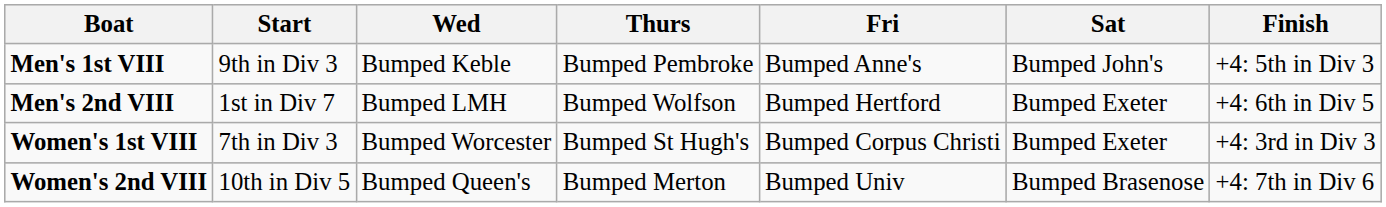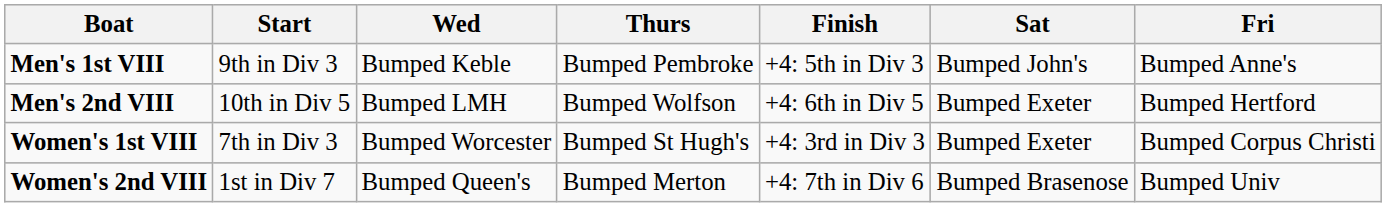columns swapped: (883, 24) <-> (1296, 24)
(277, 102) 1st in Div 7 -> (284, 102) 10th in Div 5
(284, 181) 10th in Div 5 -> (277, 181) 1st in Div 7
